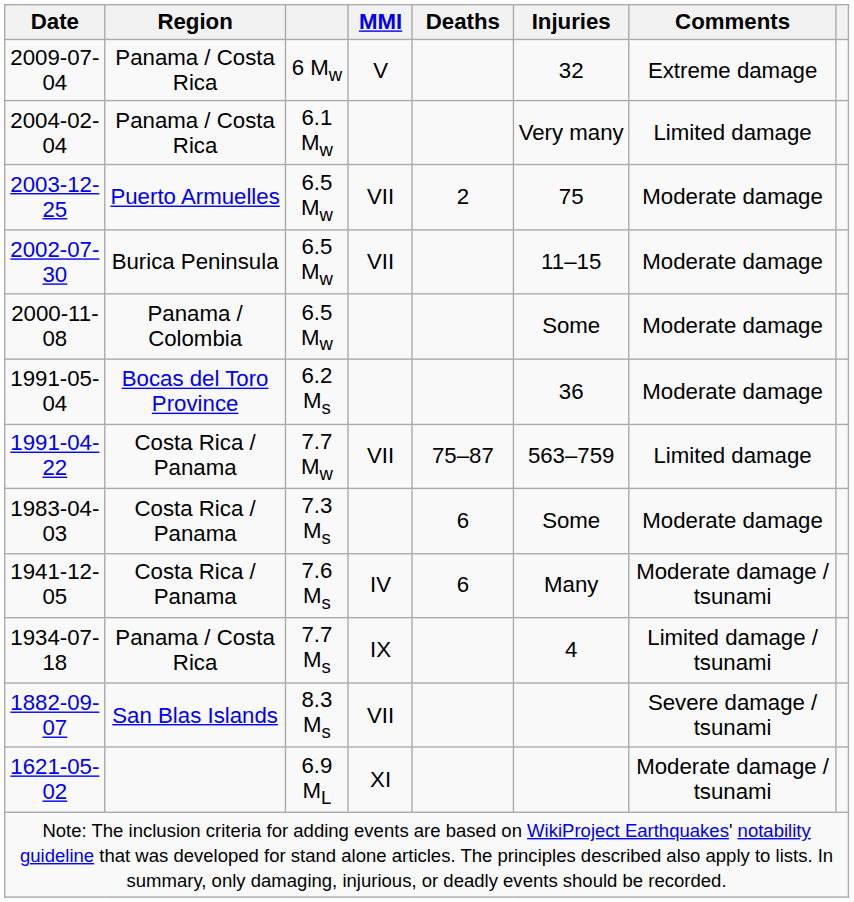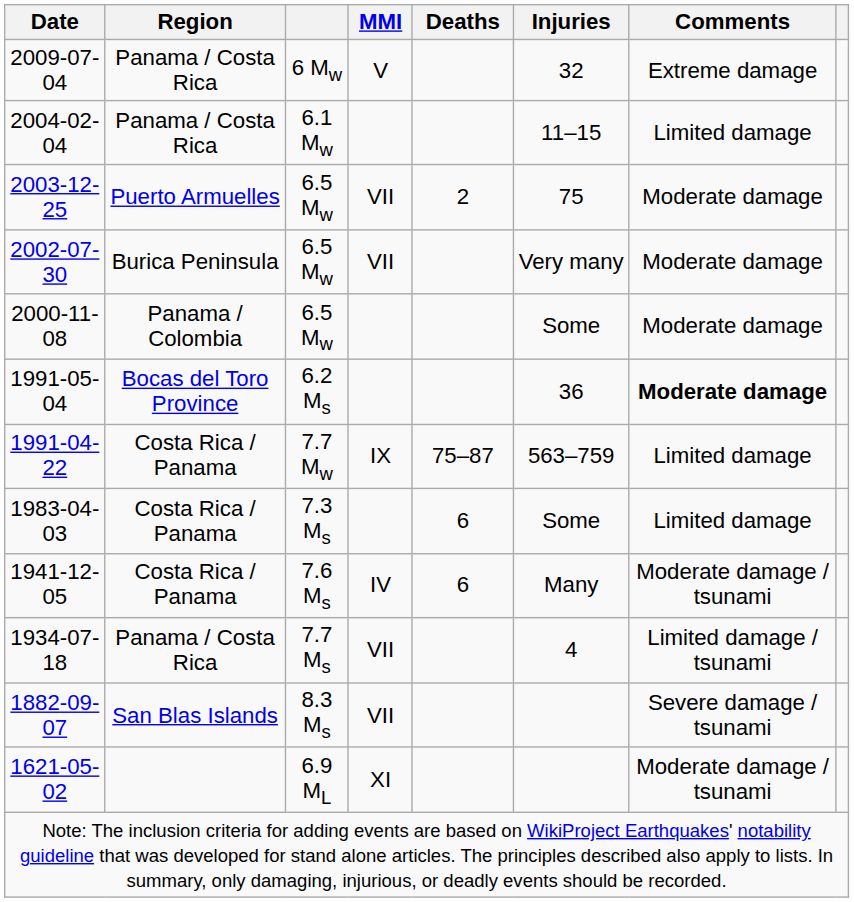(571, 132) Very many -> (571, 132) 11–15
(571, 261) 11–15 -> (571, 261) Very many
(733, 391) normal -> (733, 391) bold
(381, 456) VII -> (381, 456) IX
(733, 520) Moderate damage -> (733, 520) Limited damage
(381, 650) IX -> (381, 650) VII
